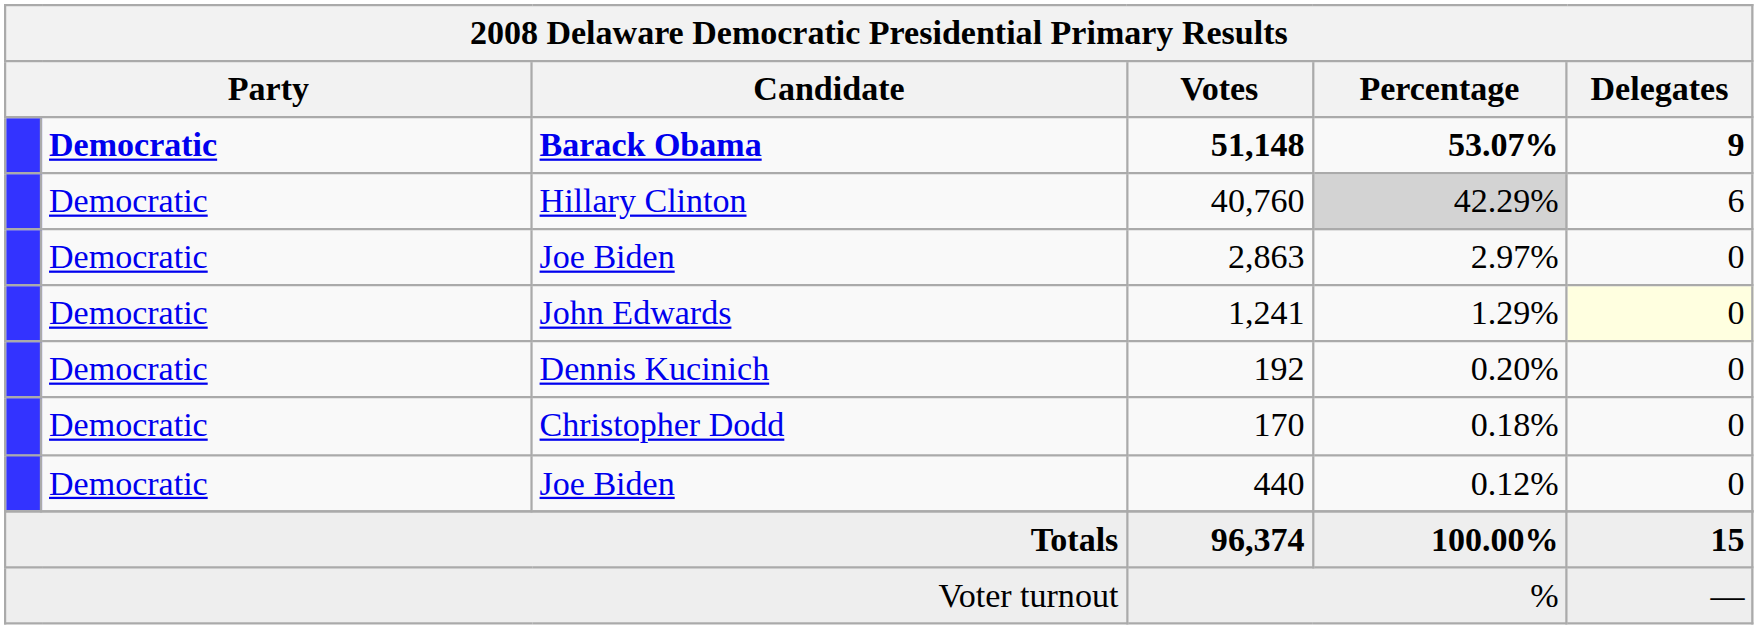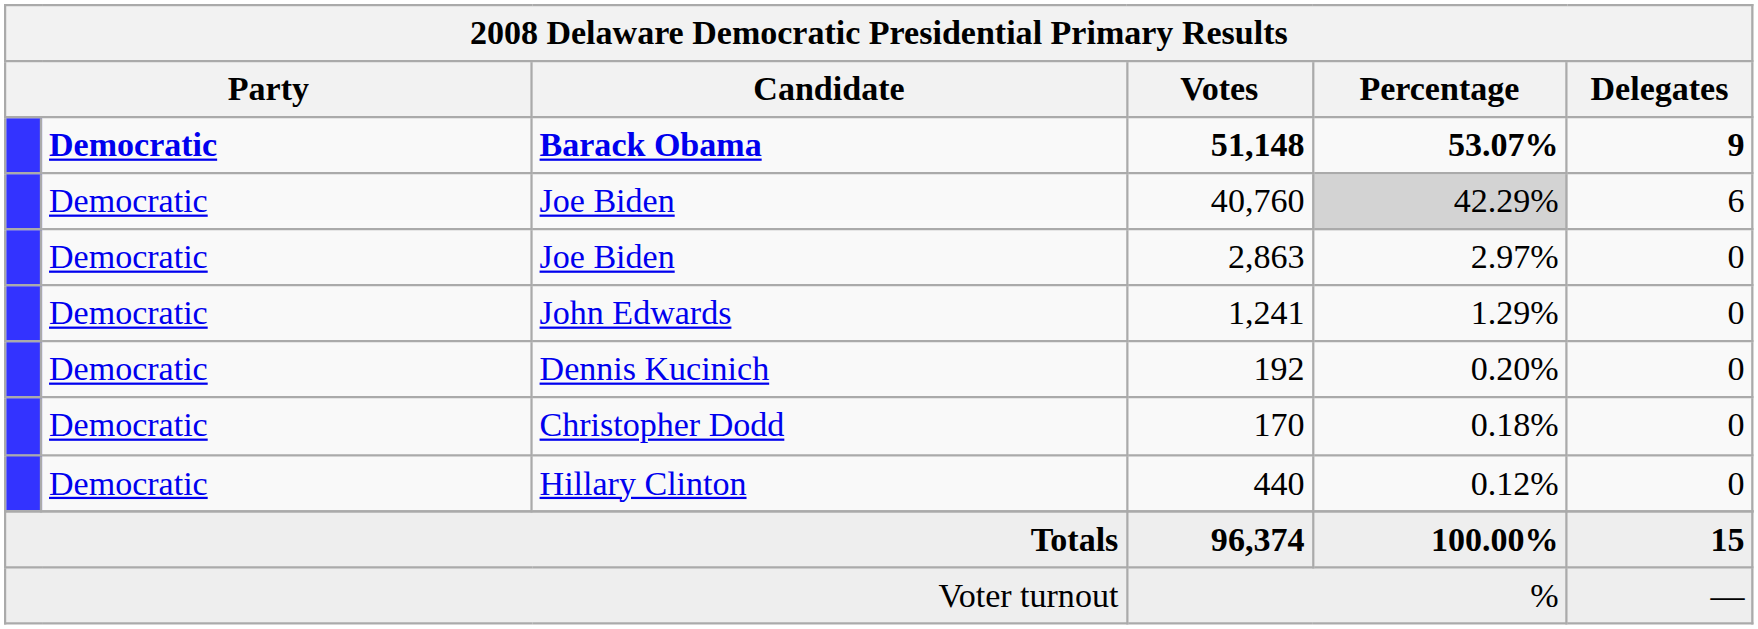(643, 201) Hillary Clinton -> (607, 201) Joe Biden
(1736, 313) lightyellow background -> (1736, 313) no background
(607, 481) Joe Biden -> (643, 481) Hillary Clinton
